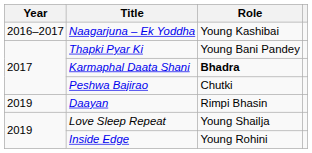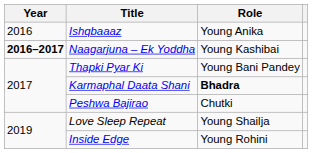+ row: (95, 31)
(35, 31) normal -> (35, 49) bold
- row: (89, 103)
